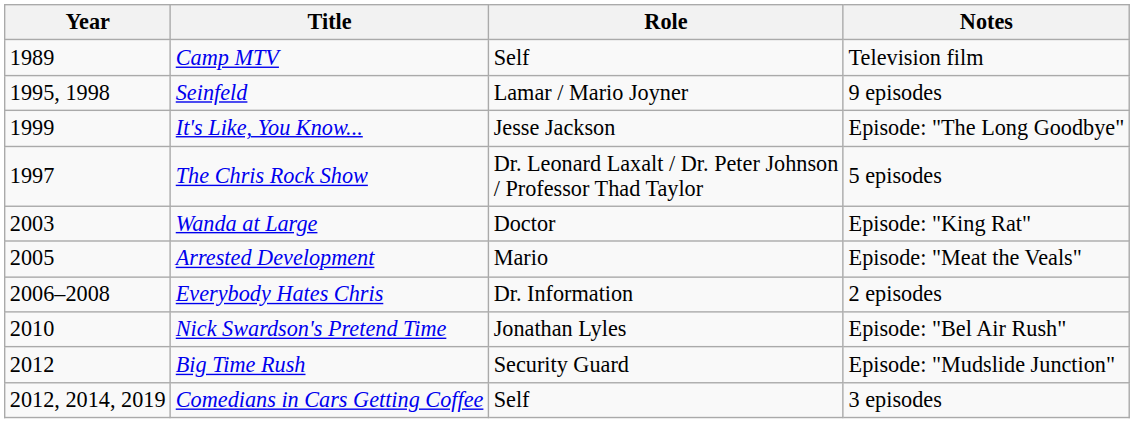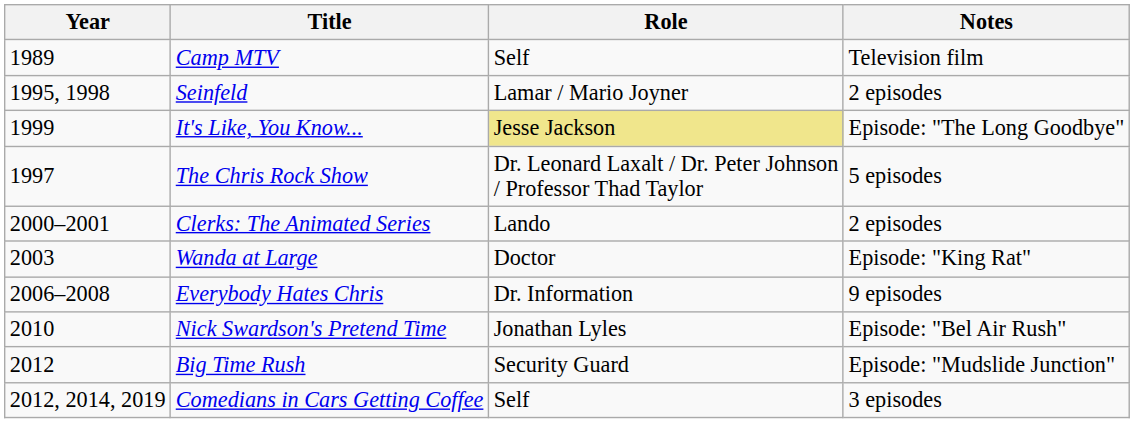(895, 92) 9 episodes -> (895, 92) 2 episodes
(554, 127) no background -> (554, 127) khaki background
+ row: (303, 223)
- row: (275, 258)
(895, 294) 2 episodes -> (895, 294) 9 episodes
